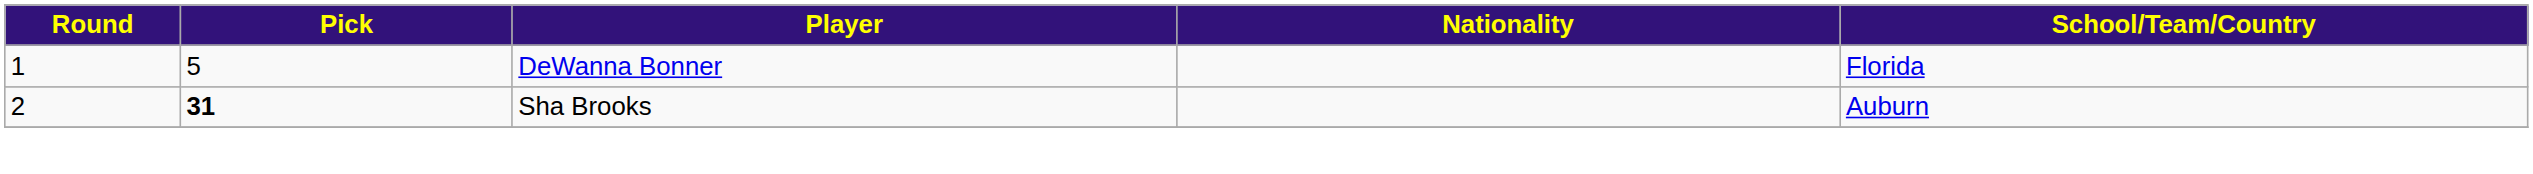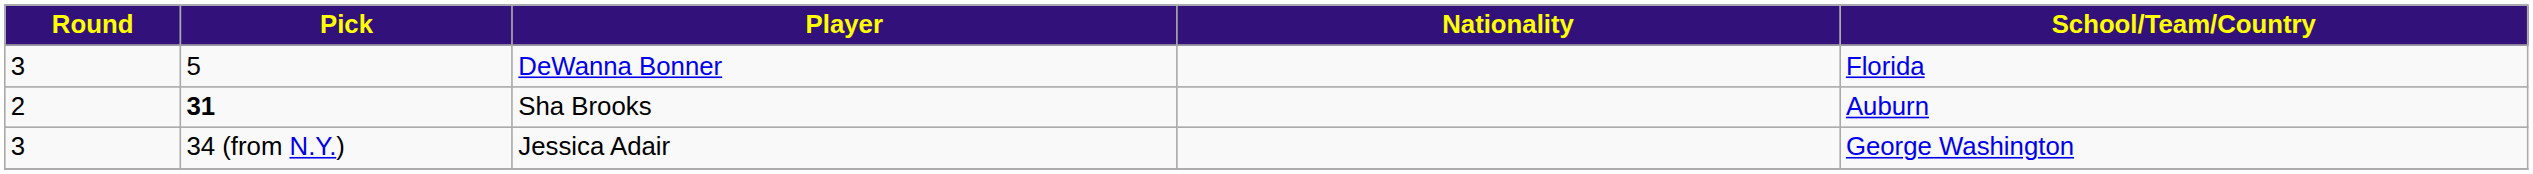(18, 65) 1 -> (18, 65) 3
+ row: (594, 147)
